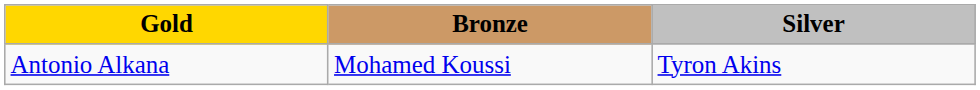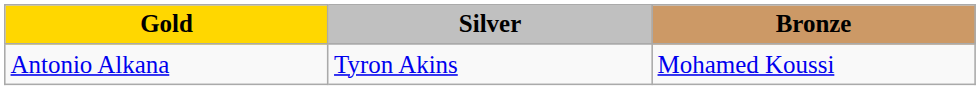columns swapped: (814, 24) <-> (490, 24)
